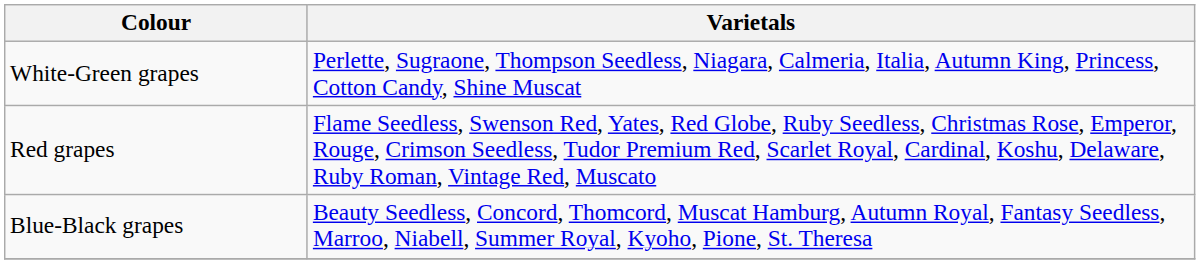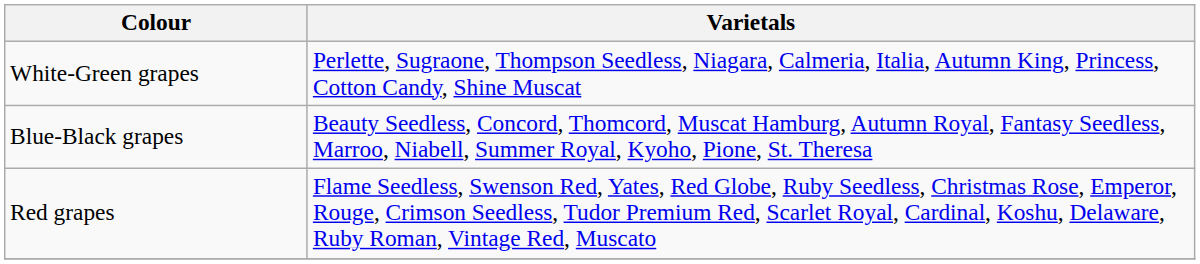rows swapped: (62, 149) <-> (97, 226)
